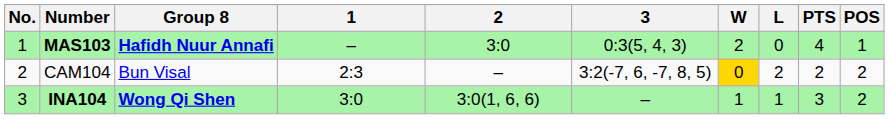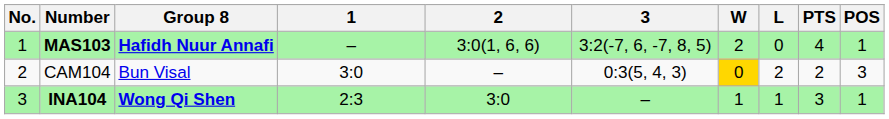(498, 45) 3:0 -> (498, 45) 3:0(1, 6, 6)
(645, 45) 0:3(5, 4, 3) -> (645, 45) 3:2(-7, 6, -7, 8, 5)
(351, 72) 2:3 -> (351, 72) 3:0
(645, 72) 3:2(-7, 6, -7, 8, 5) -> (645, 72) 0:3(5, 4, 3)
(862, 72) 2 -> (862, 72) 3
(351, 99) 3:0 -> (351, 99) 2:3
(498, 99) 3:0(1, 6, 6) -> (498, 99) 3:0
(862, 99) 2 -> (862, 99) 1
